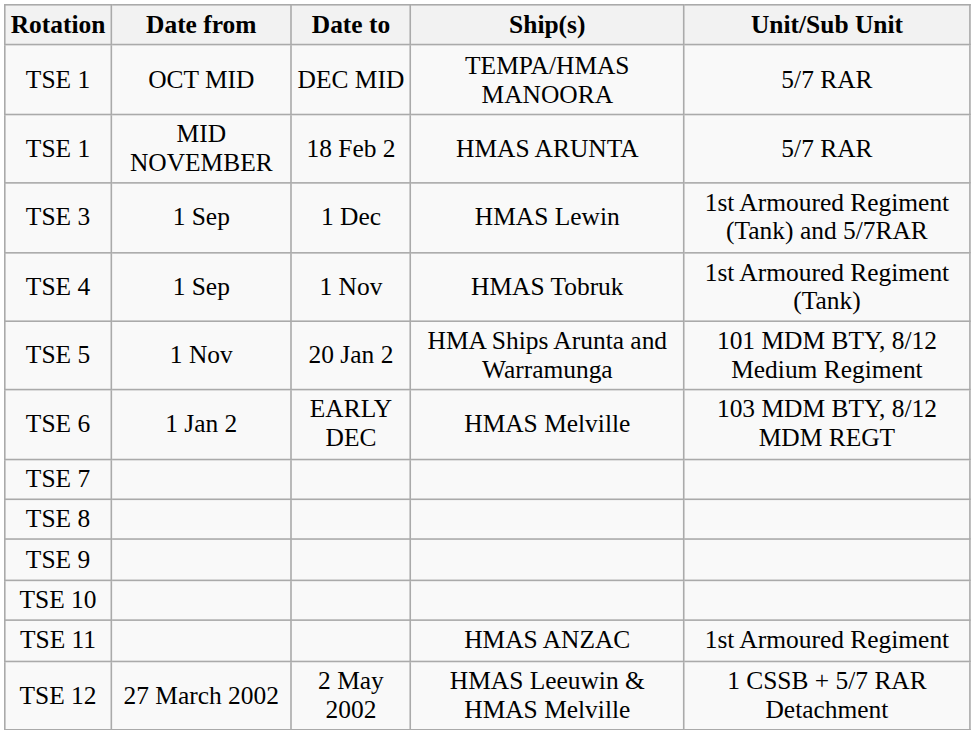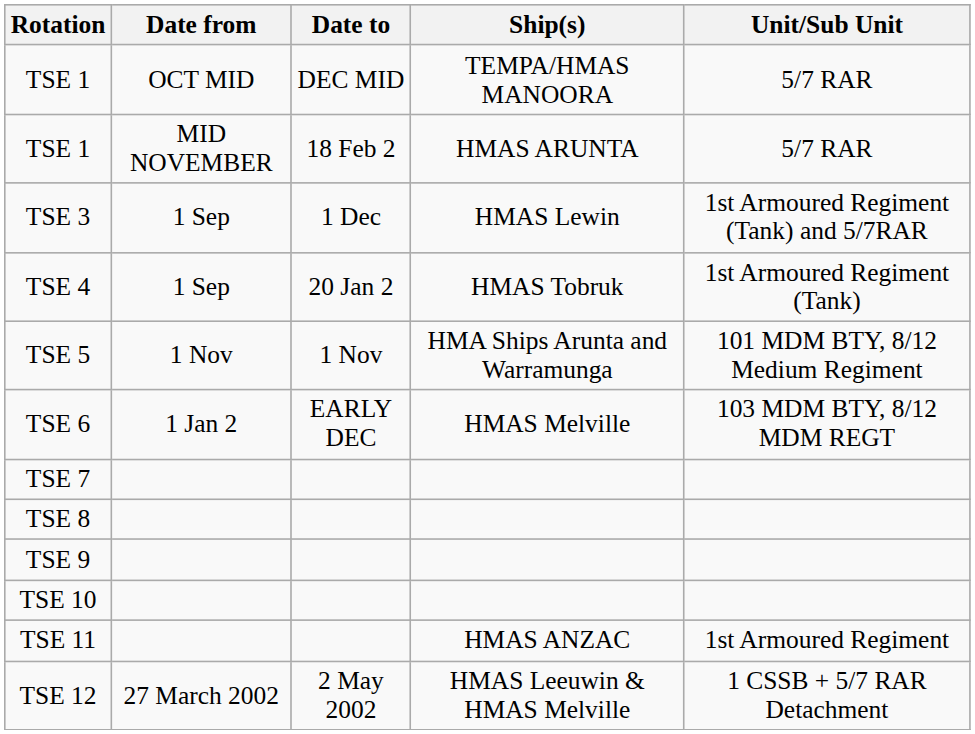(351, 286) 1 Nov -> (351, 286) 20 Jan 2
(351, 355) 20 Jan 2 -> (351, 355) 1 Nov
